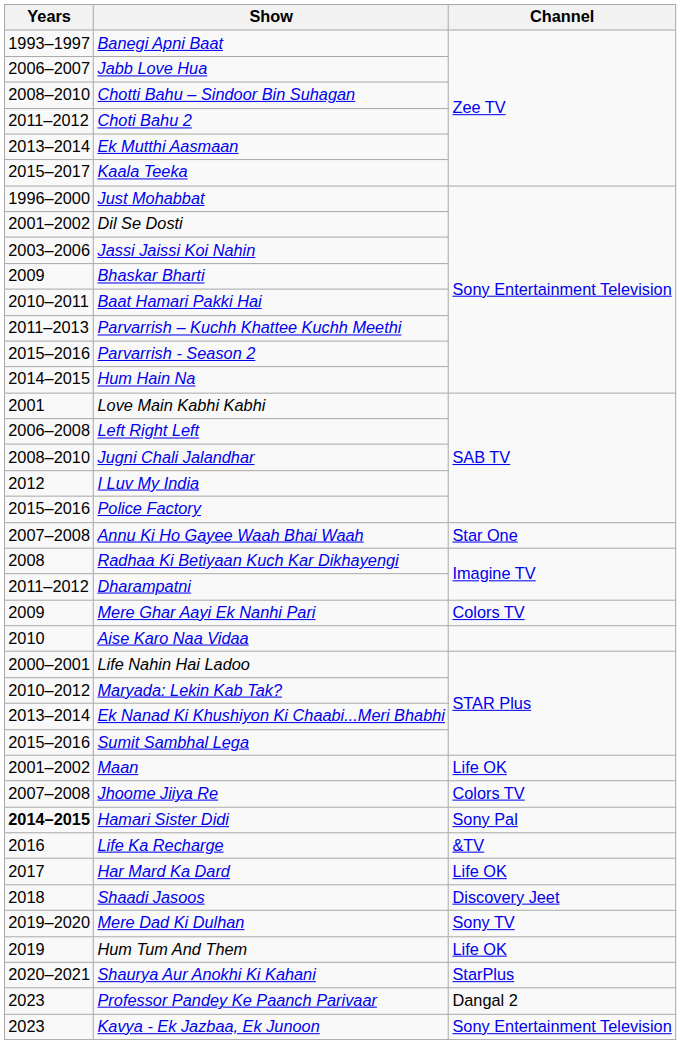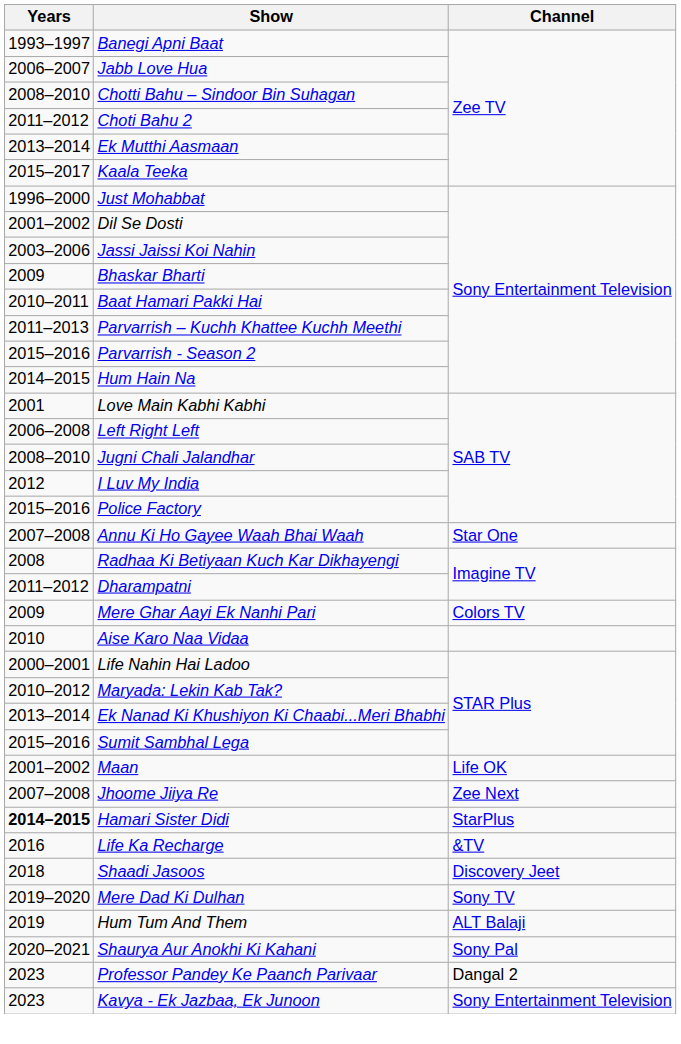(489, 793) Colors TV -> (486, 793) Zee Next
(485, 819) Sony Pal -> (483, 819) StarPlus
- row: (164, 871)
(480, 949) Life OK -> (489, 923) ALT Balaji
(483, 975) StarPlus -> (485, 949) Sony Pal
